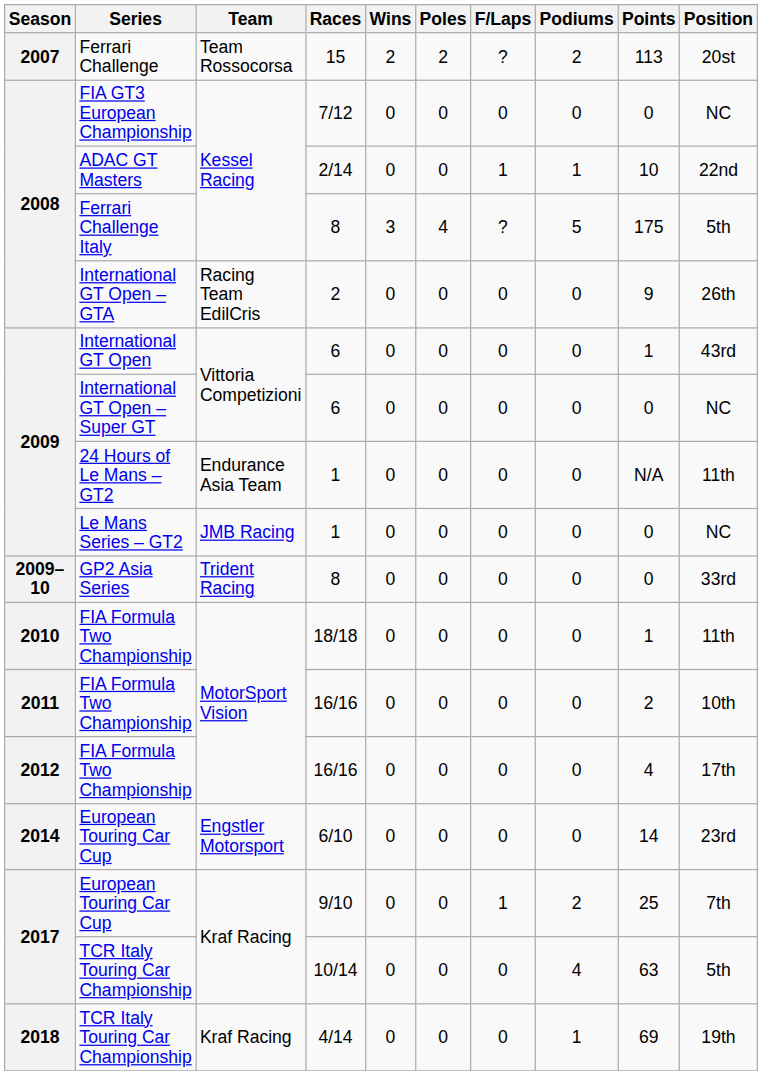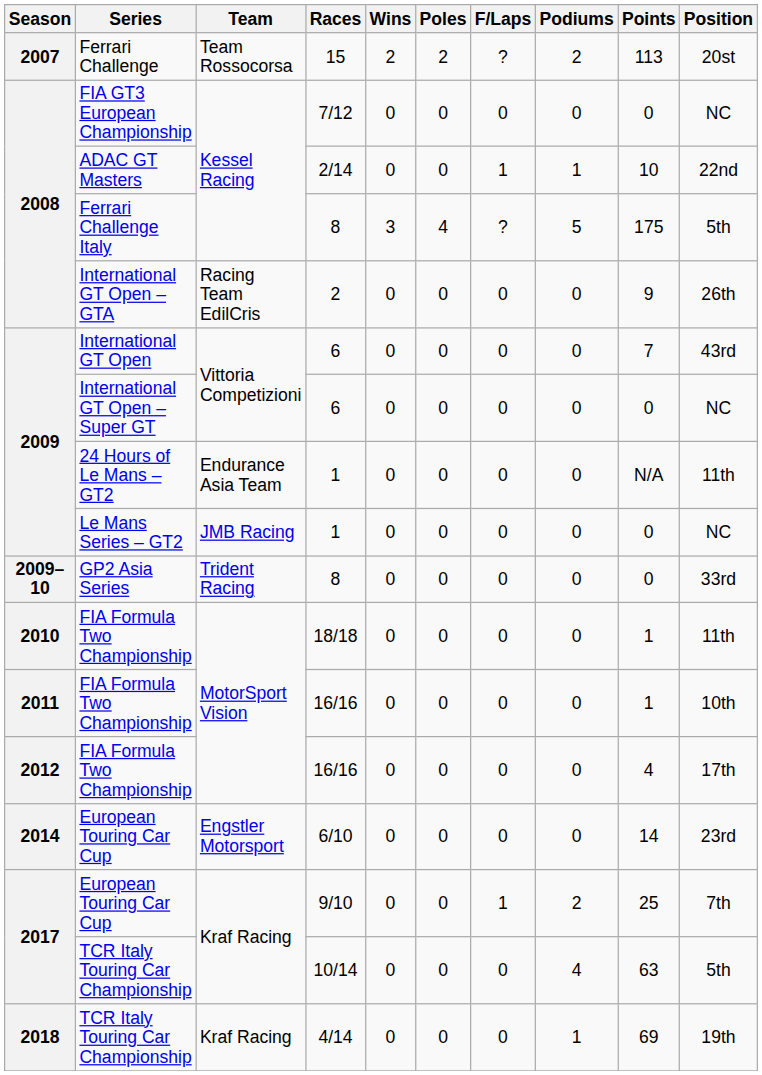(649, 351) 1 -> (649, 351) 7
(649, 703) 2 -> (649, 703) 1
